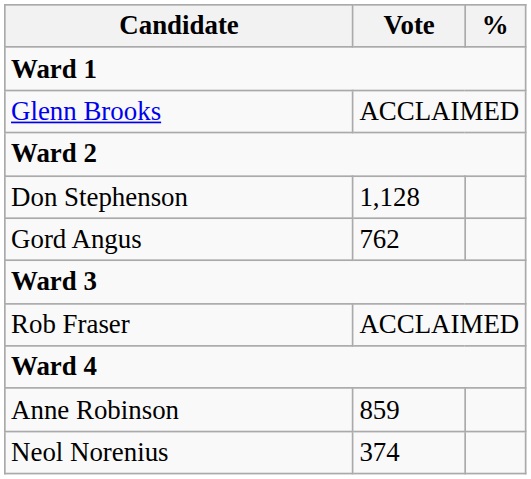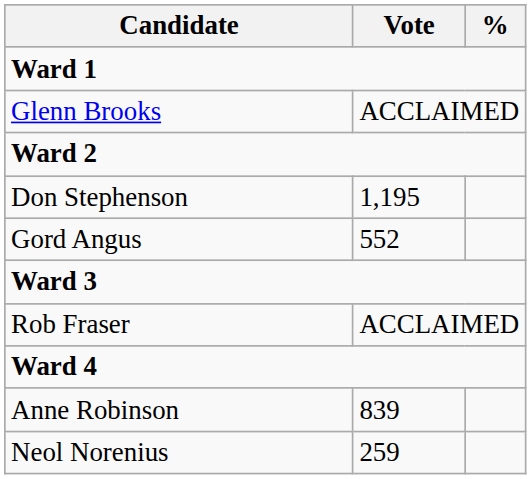(390, 196) 1,128 -> (390, 196) 1,195
(380, 238) 762 -> (380, 238) 552
(380, 409) 859 -> (380, 409) 839
(380, 452) 374 -> (380, 452) 259
